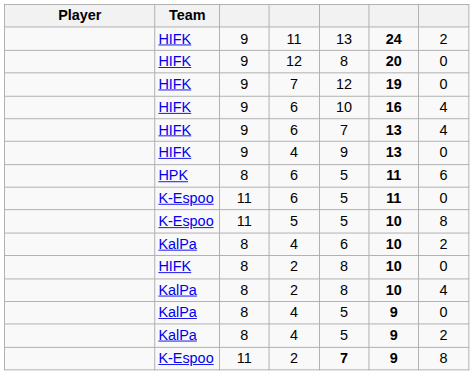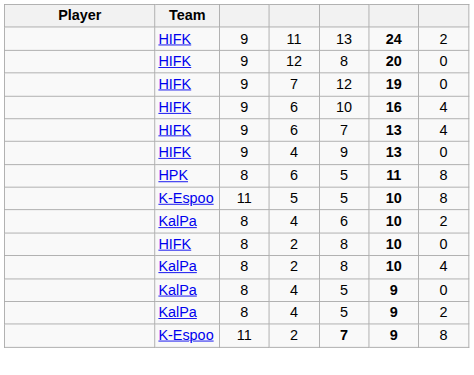(444, 175) 6 -> (444, 175) 8
- row: (186, 198)
